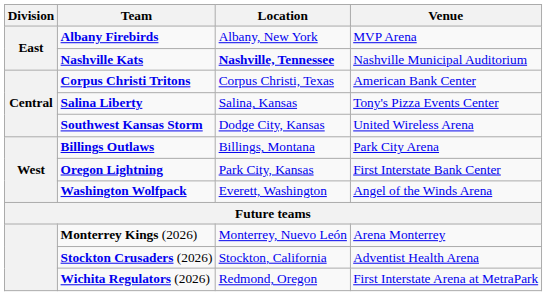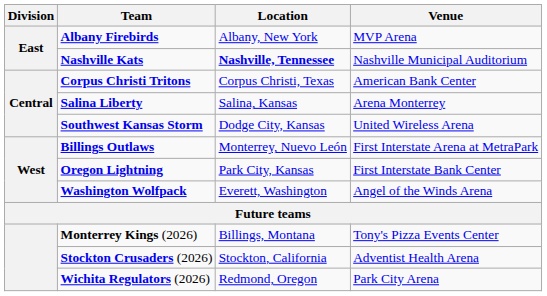(426, 103) Tony's Pizza Events Center -> (399, 103) Arena Monterrey
(267, 147) Billings, Montana -> (283, 147) Monterrey, Nuevo León
(396, 147) Park City Arena -> (446, 147) First Interstate Arena at MetraPark
(283, 234) Monterrey, Nuevo León -> (267, 234) Billings, Montana
(399, 234) Arena Monterrey -> (426, 234) Tony's Pizza Events Center
(446, 278) First Interstate Arena at MetraPark -> (396, 278) Park City Arena
